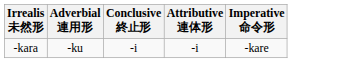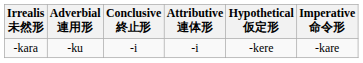+ column: (261, 20)
